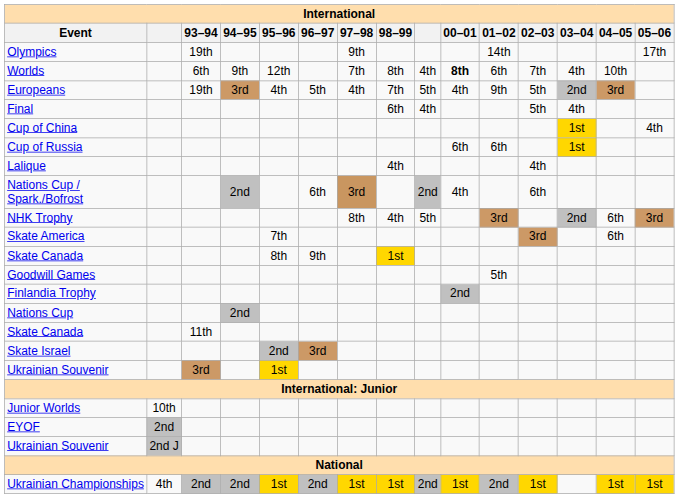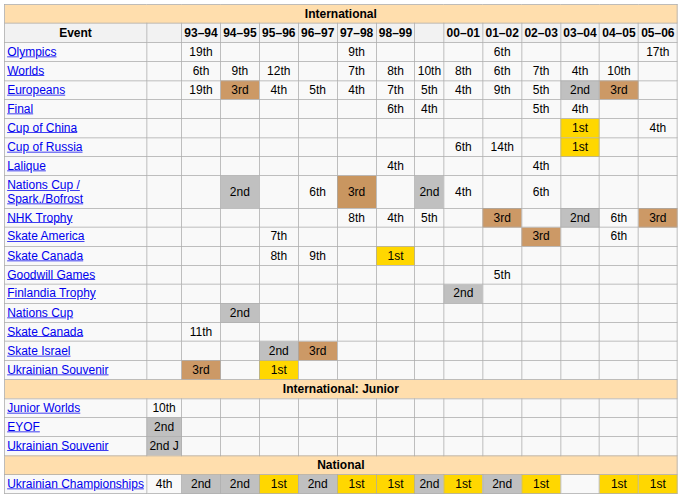(499, 52) 14th -> (502, 52) 6th
(428, 71) 4th -> (429, 71) 10th
(460, 71) bold -> (463, 71) normal
(499, 147) 6th -> (502, 147) 14th
